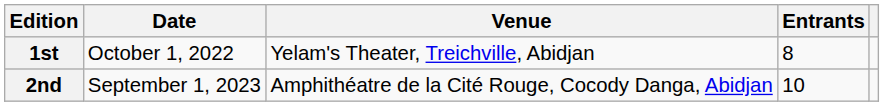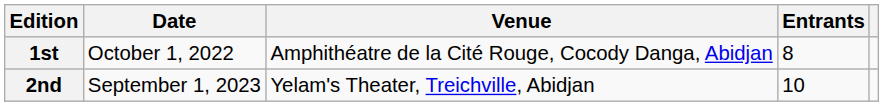(432, 53) Yelam's Theater, Treichville, Abidjan -> (522, 53) Amphithéatre de la Cité Rouge, Cocody Danga, Abidjan
(522, 85) Amphithéatre de la Cité Rouge, Cocody Danga, Abidjan -> (432, 85) Yelam's Theater, Treichville, Abidjan
